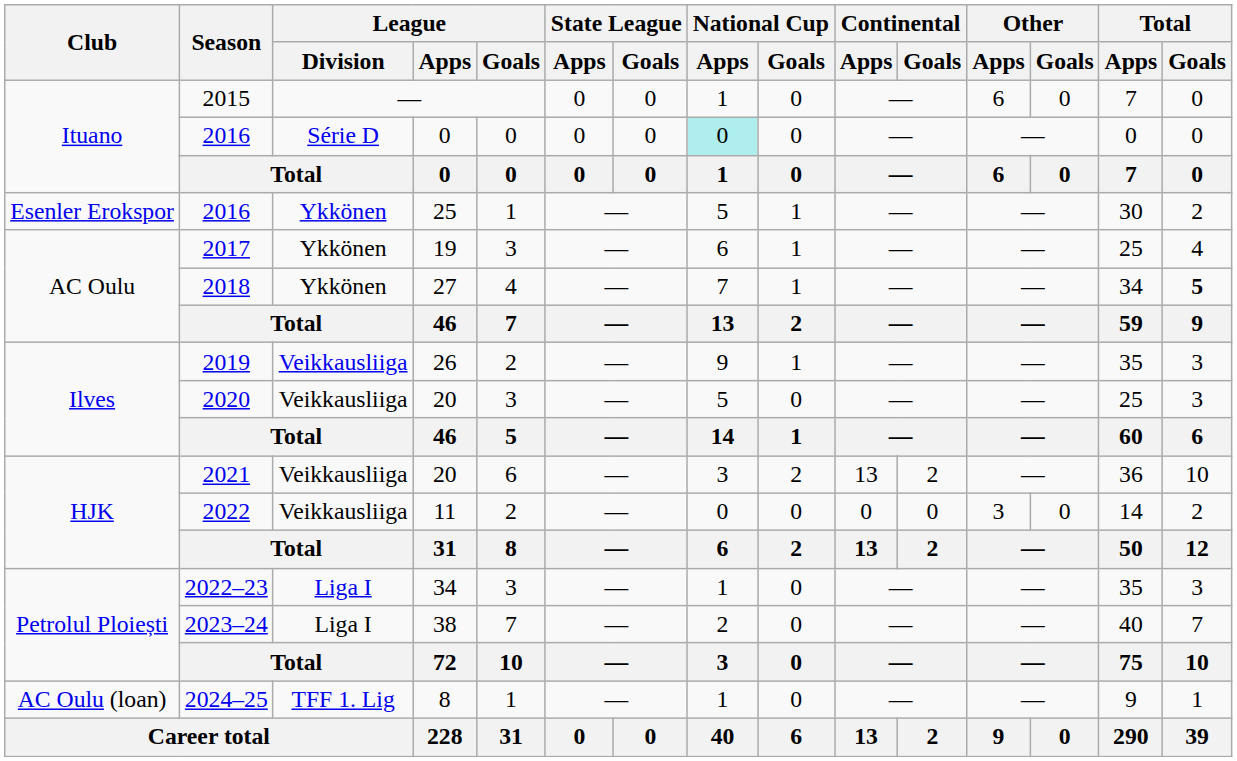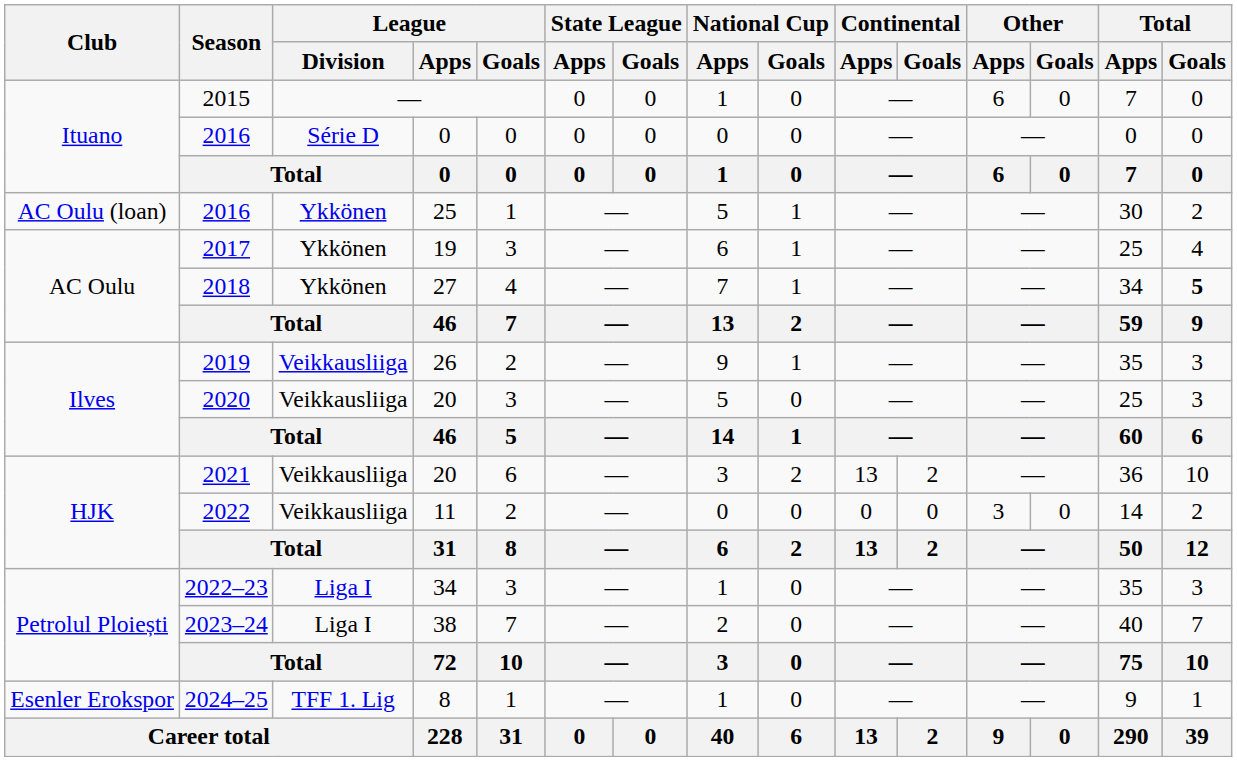(723, 135) paleturquoise background -> (723, 135) no background
(92, 211) Esenler Erokspor -> (92, 211) AC Oulu (loan)
(92, 699) AC Oulu (loan) -> (92, 699) Esenler Erokspor
